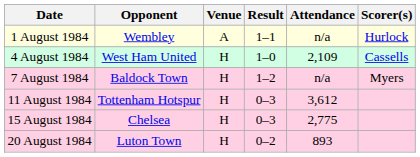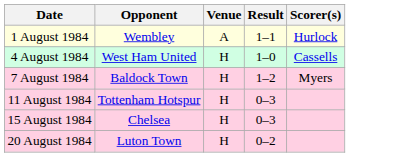- column: (322, 15)
